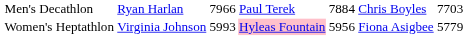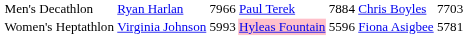(342, 26) 5956 -> (342, 26) 5596
(450, 26) 5779 -> (450, 26) 5781
